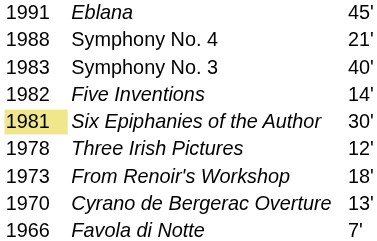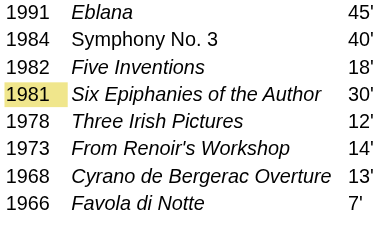- row: (145, 40)
(28, 67) 1983 -> (28, 40) 1984
(361, 94) 14' -> (361, 67) 18'
(361, 176) 18' -> (361, 149) 14'
(28, 203) 1970 -> (28, 176) 1968
